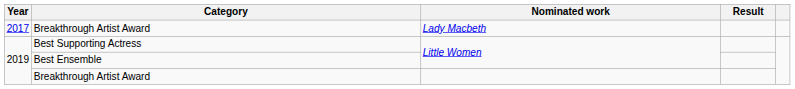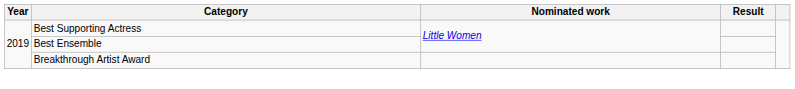- row: (92, 28)
